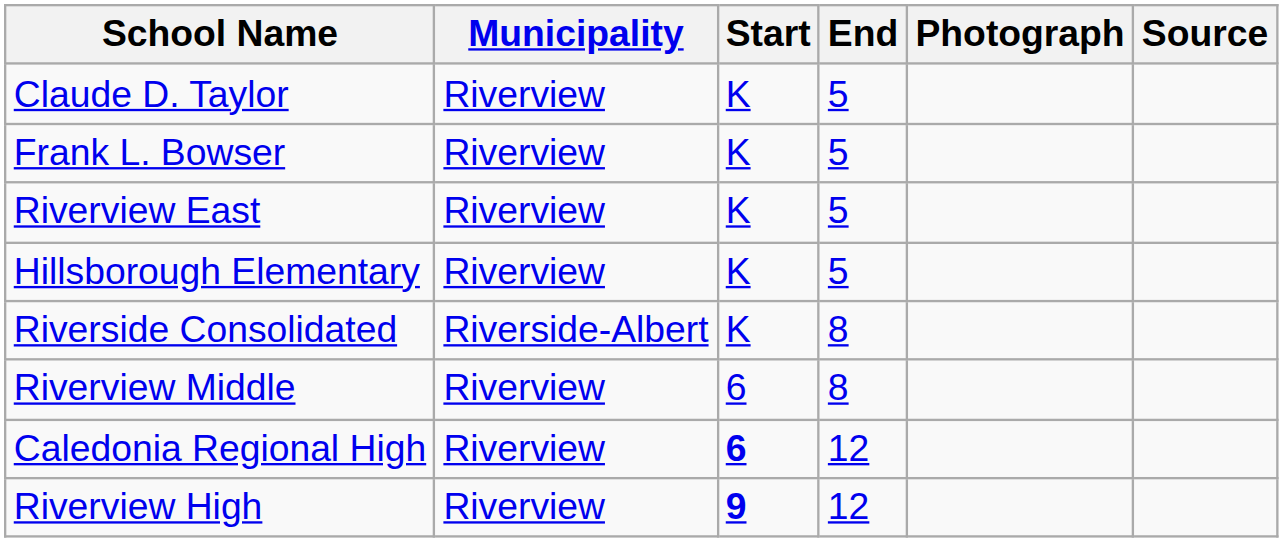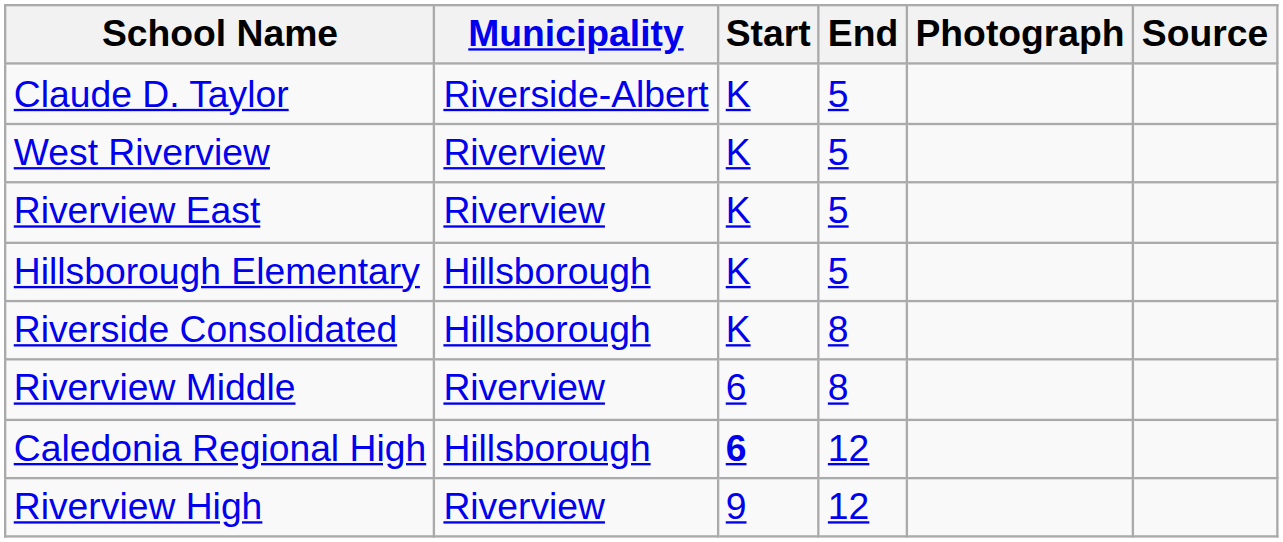(524, 93) Riverview -> (576, 93) Riverside-Albert
- row: (149, 152)
+ row: (142, 152)
(524, 270) Riverview -> (547, 270) Hillsborough
(576, 329) Riverside-Albert -> (547, 329) Hillsborough
(524, 447) Riverview -> (547, 447) Hillsborough
(736, 507) bold -> (736, 507) normal
